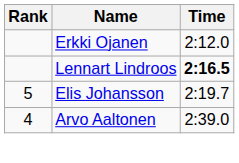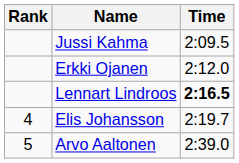+ row: (101, 42)
(28, 94) 5 -> (28, 119) 4
(28, 119) 4 -> (28, 145) 5
